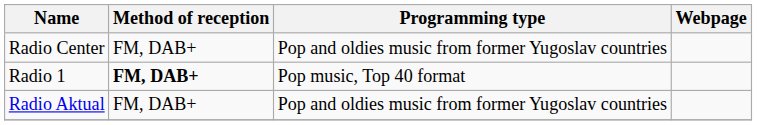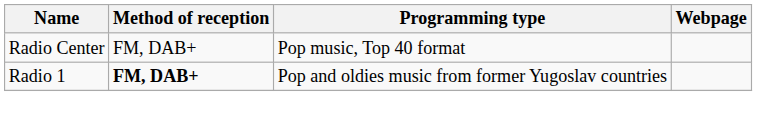(472, 47) Pop and oldies music from former Yugoslav countries -> (372, 47) Pop music, Top 40 format
(372, 76) Pop music, Top 40 format -> (472, 76) Pop and oldies music from former Yugoslav countries
- row: (57, 104)
